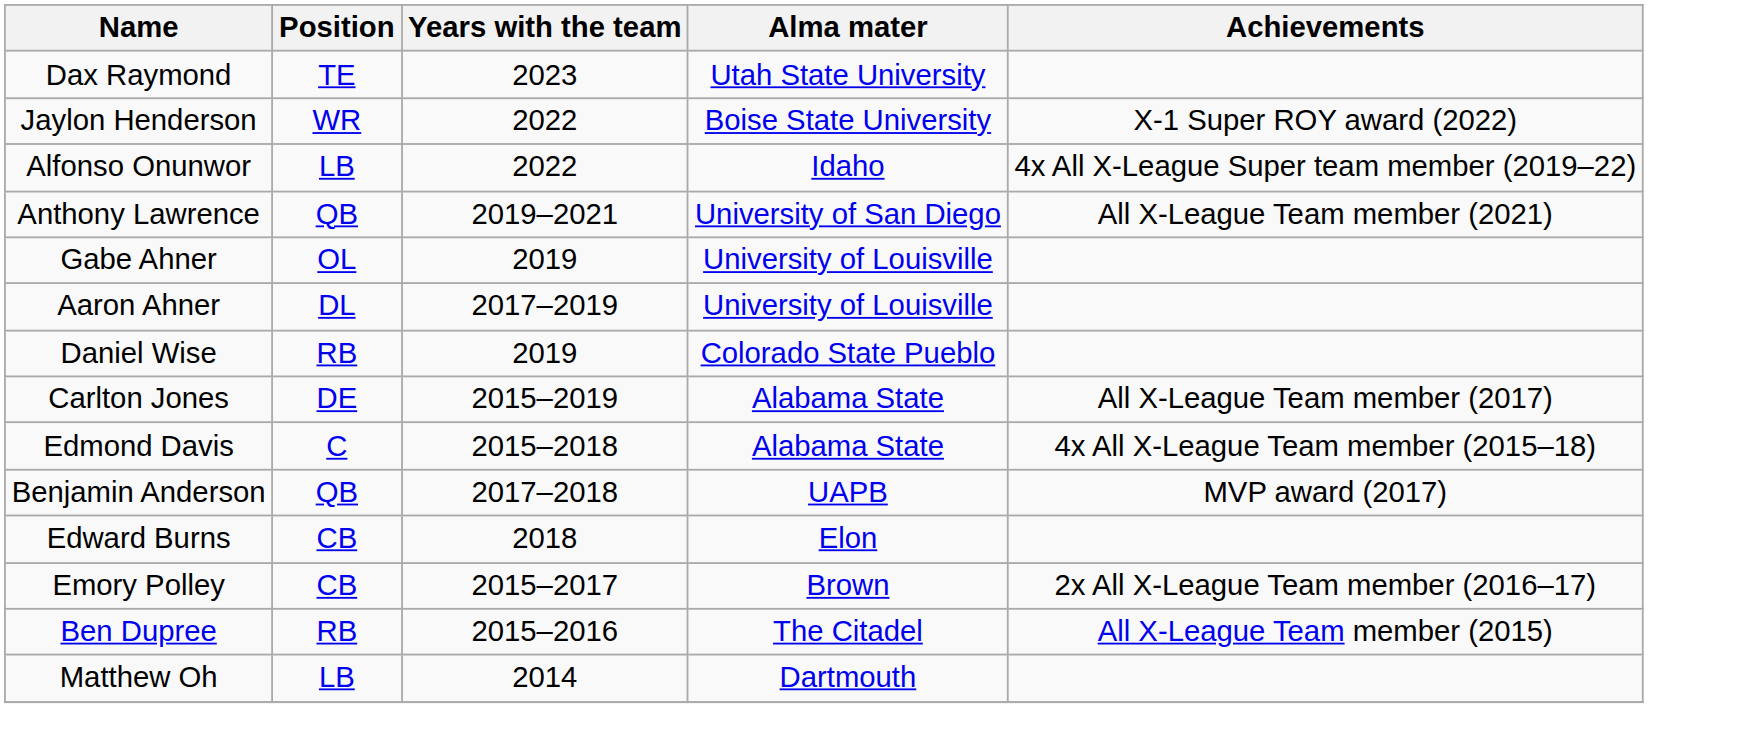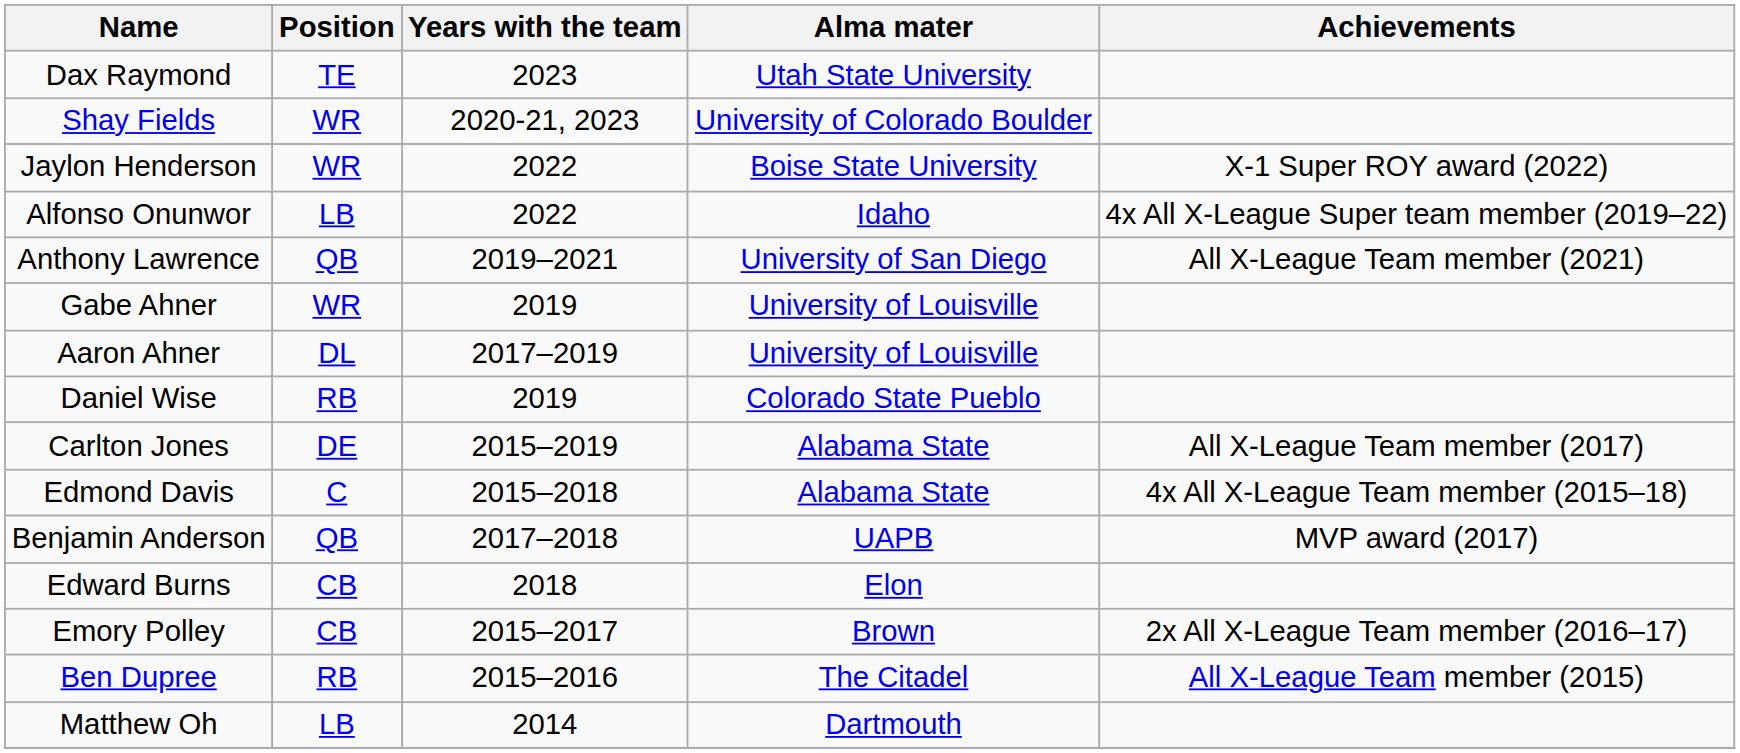+ row: (139, 120)
(337, 259) OL -> (337, 306) WR
